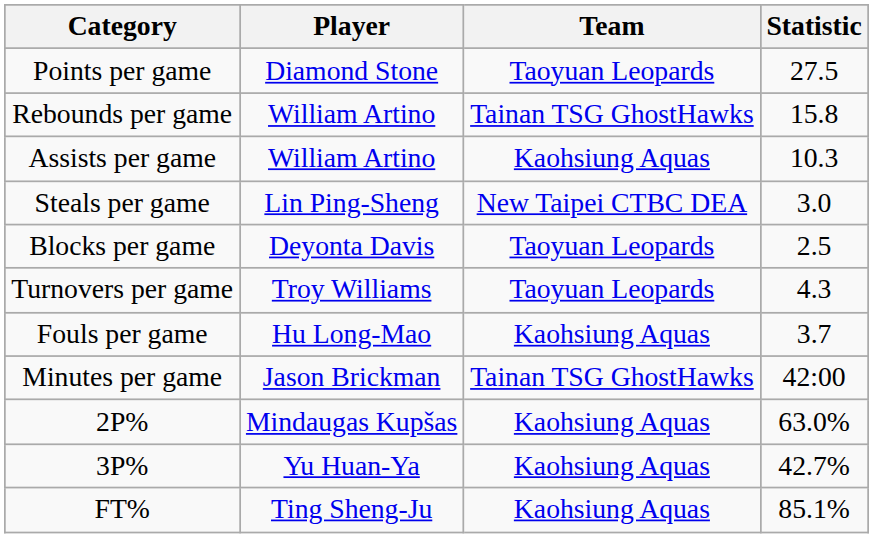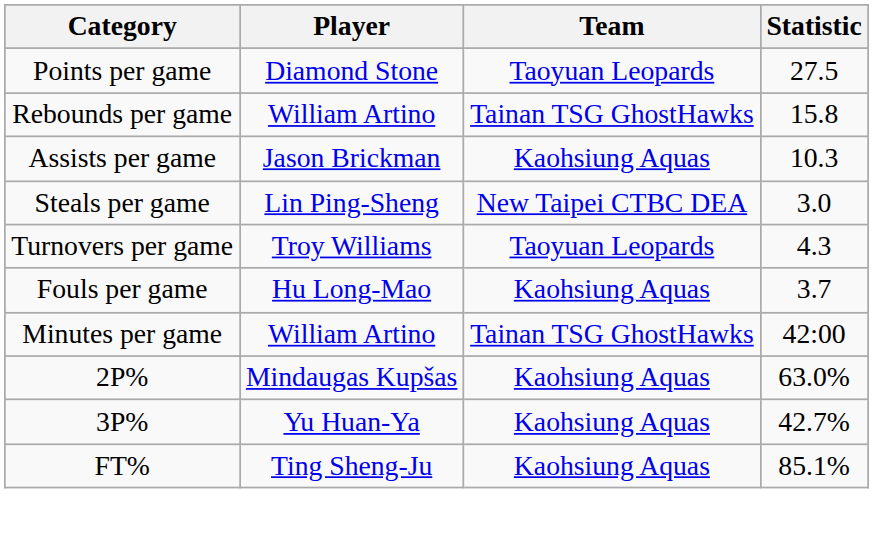(352, 158) William Artino -> (352, 158) Jason Brickman
- row: (122, 245)
(352, 377) Jason Brickman -> (352, 333) William Artino
